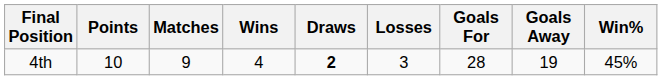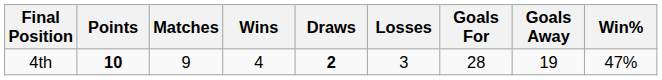(113, 62) normal -> (113, 62) bold
(621, 62) 45% -> (621, 62) 47%
